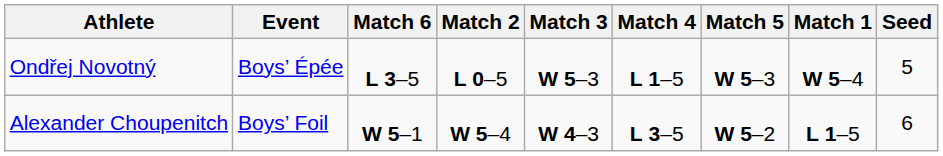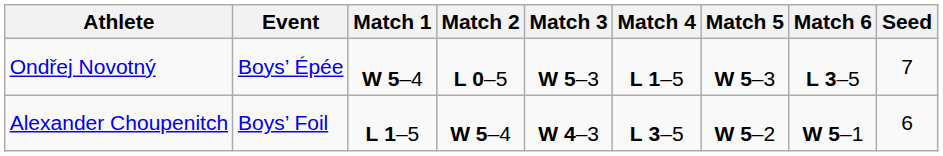columns swapped: (833, 22) <-> (392, 22)
(907, 67) 5 -> (907, 67) 7
